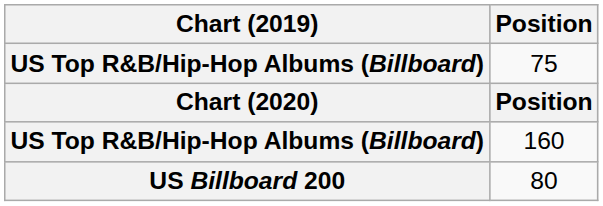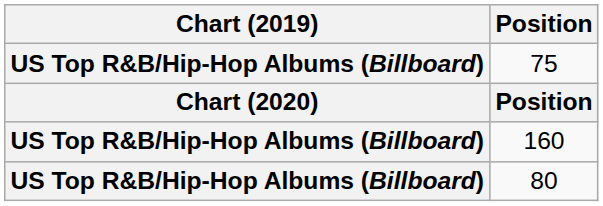(247, 180) US Billboard 200 -> (247, 180) US Top R&B/Hip-Hop Albums (Billboard)
